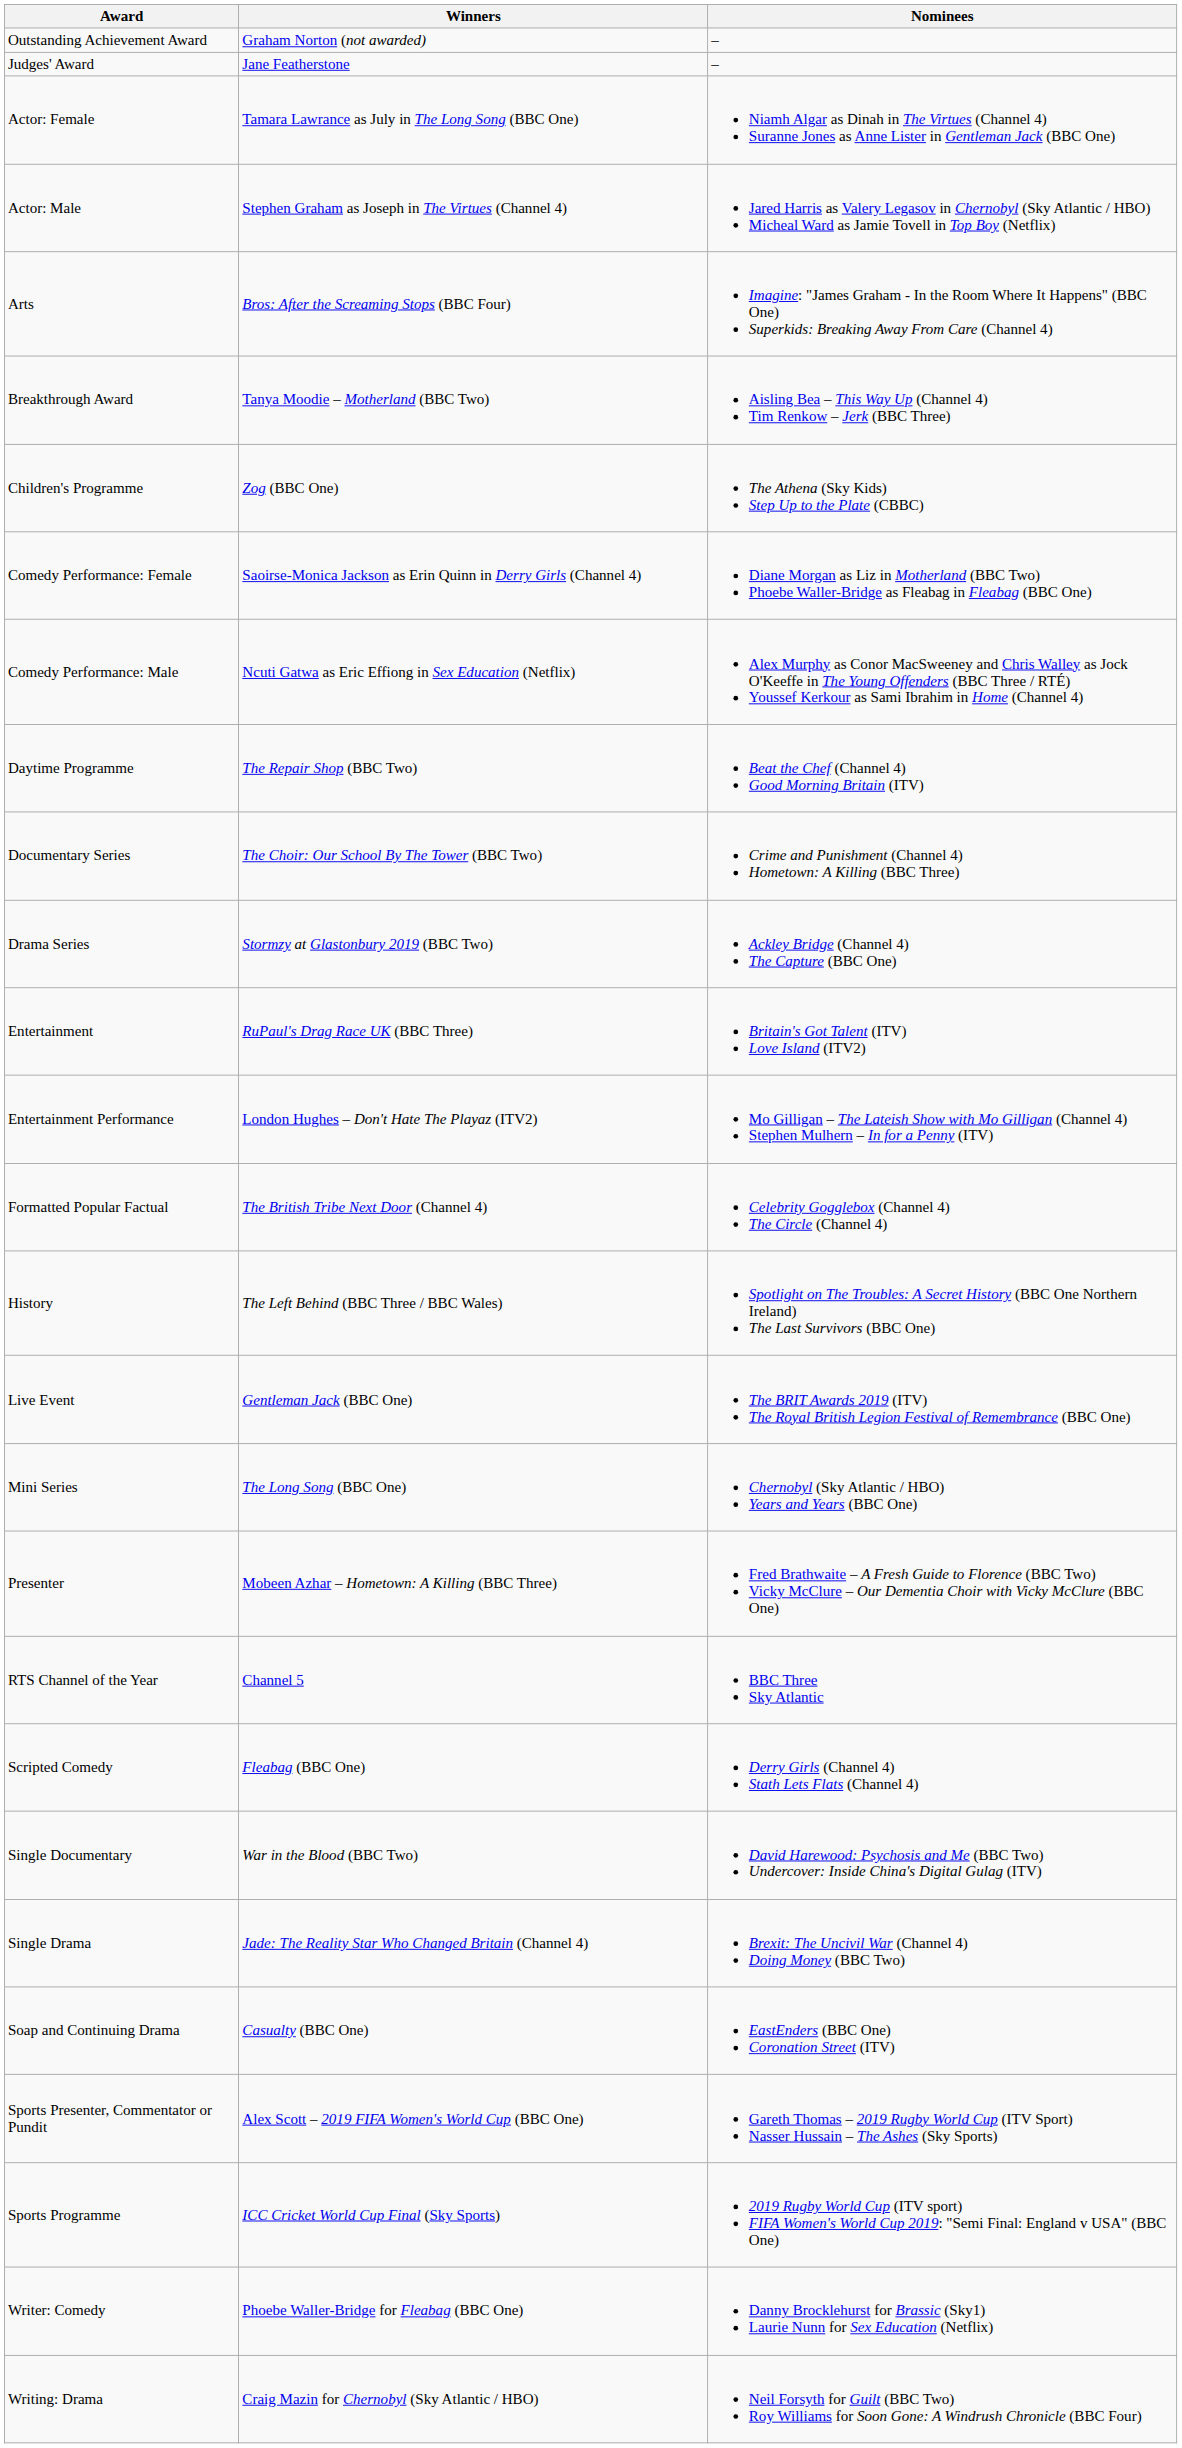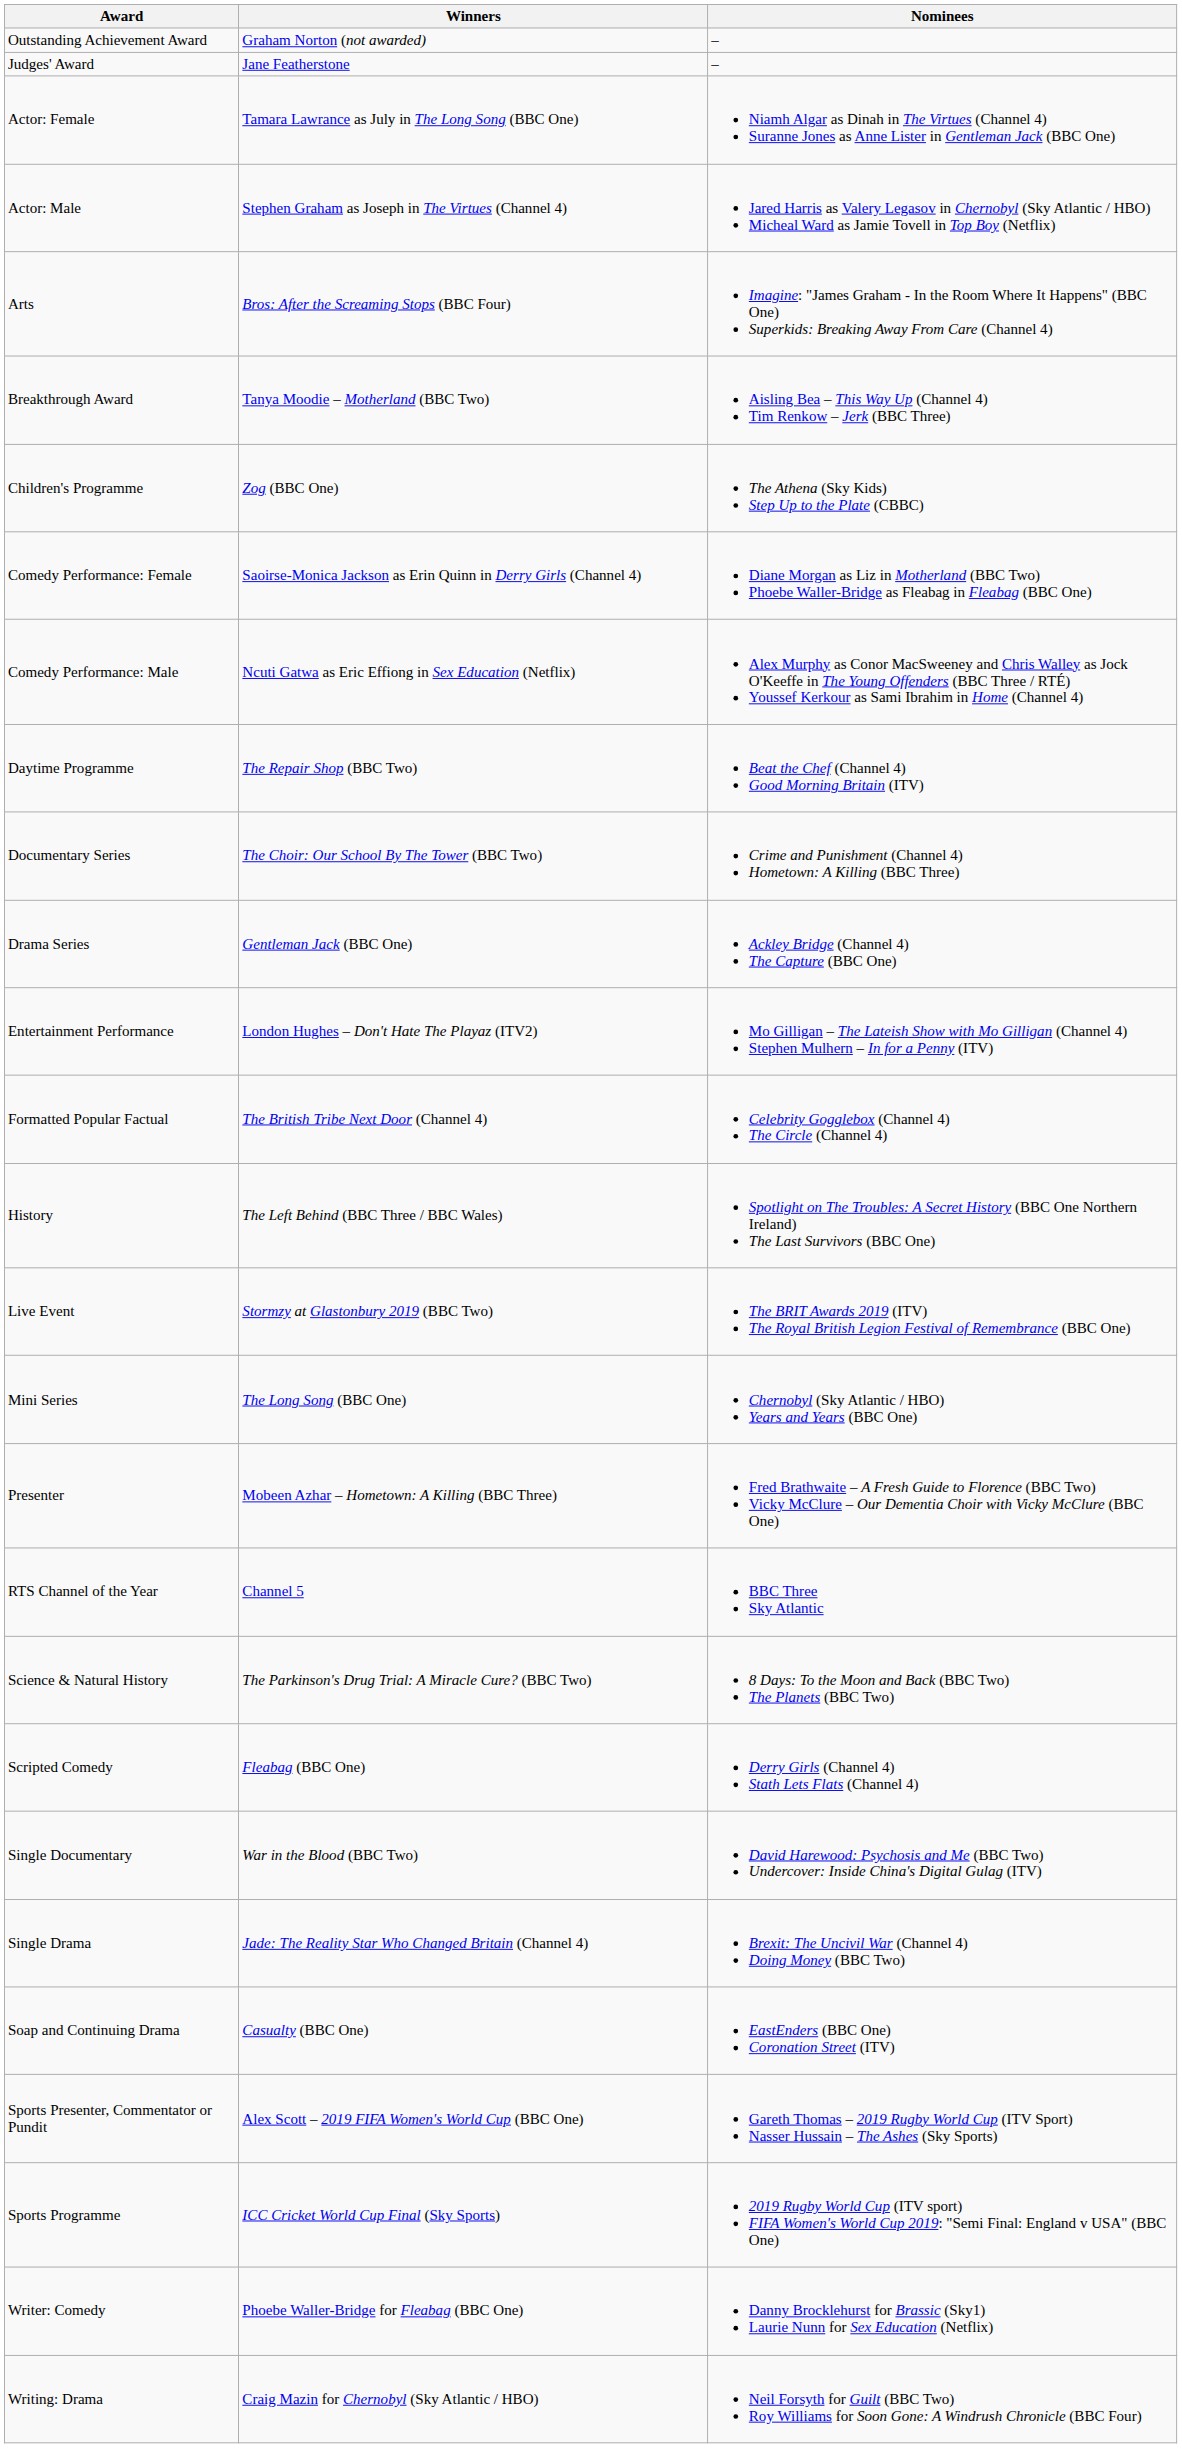(368, 943) Stormzy at Glastonbury 2019 (BBC Two) -> (327, 943) Gentleman Jack (BBC One)
- row: (51, 1031)
(327, 1399) Gentleman Jack (BBC One) -> (368, 1311) Stormzy at Glastonbury 2019 (BBC Two)
+ row: (88, 1679)
